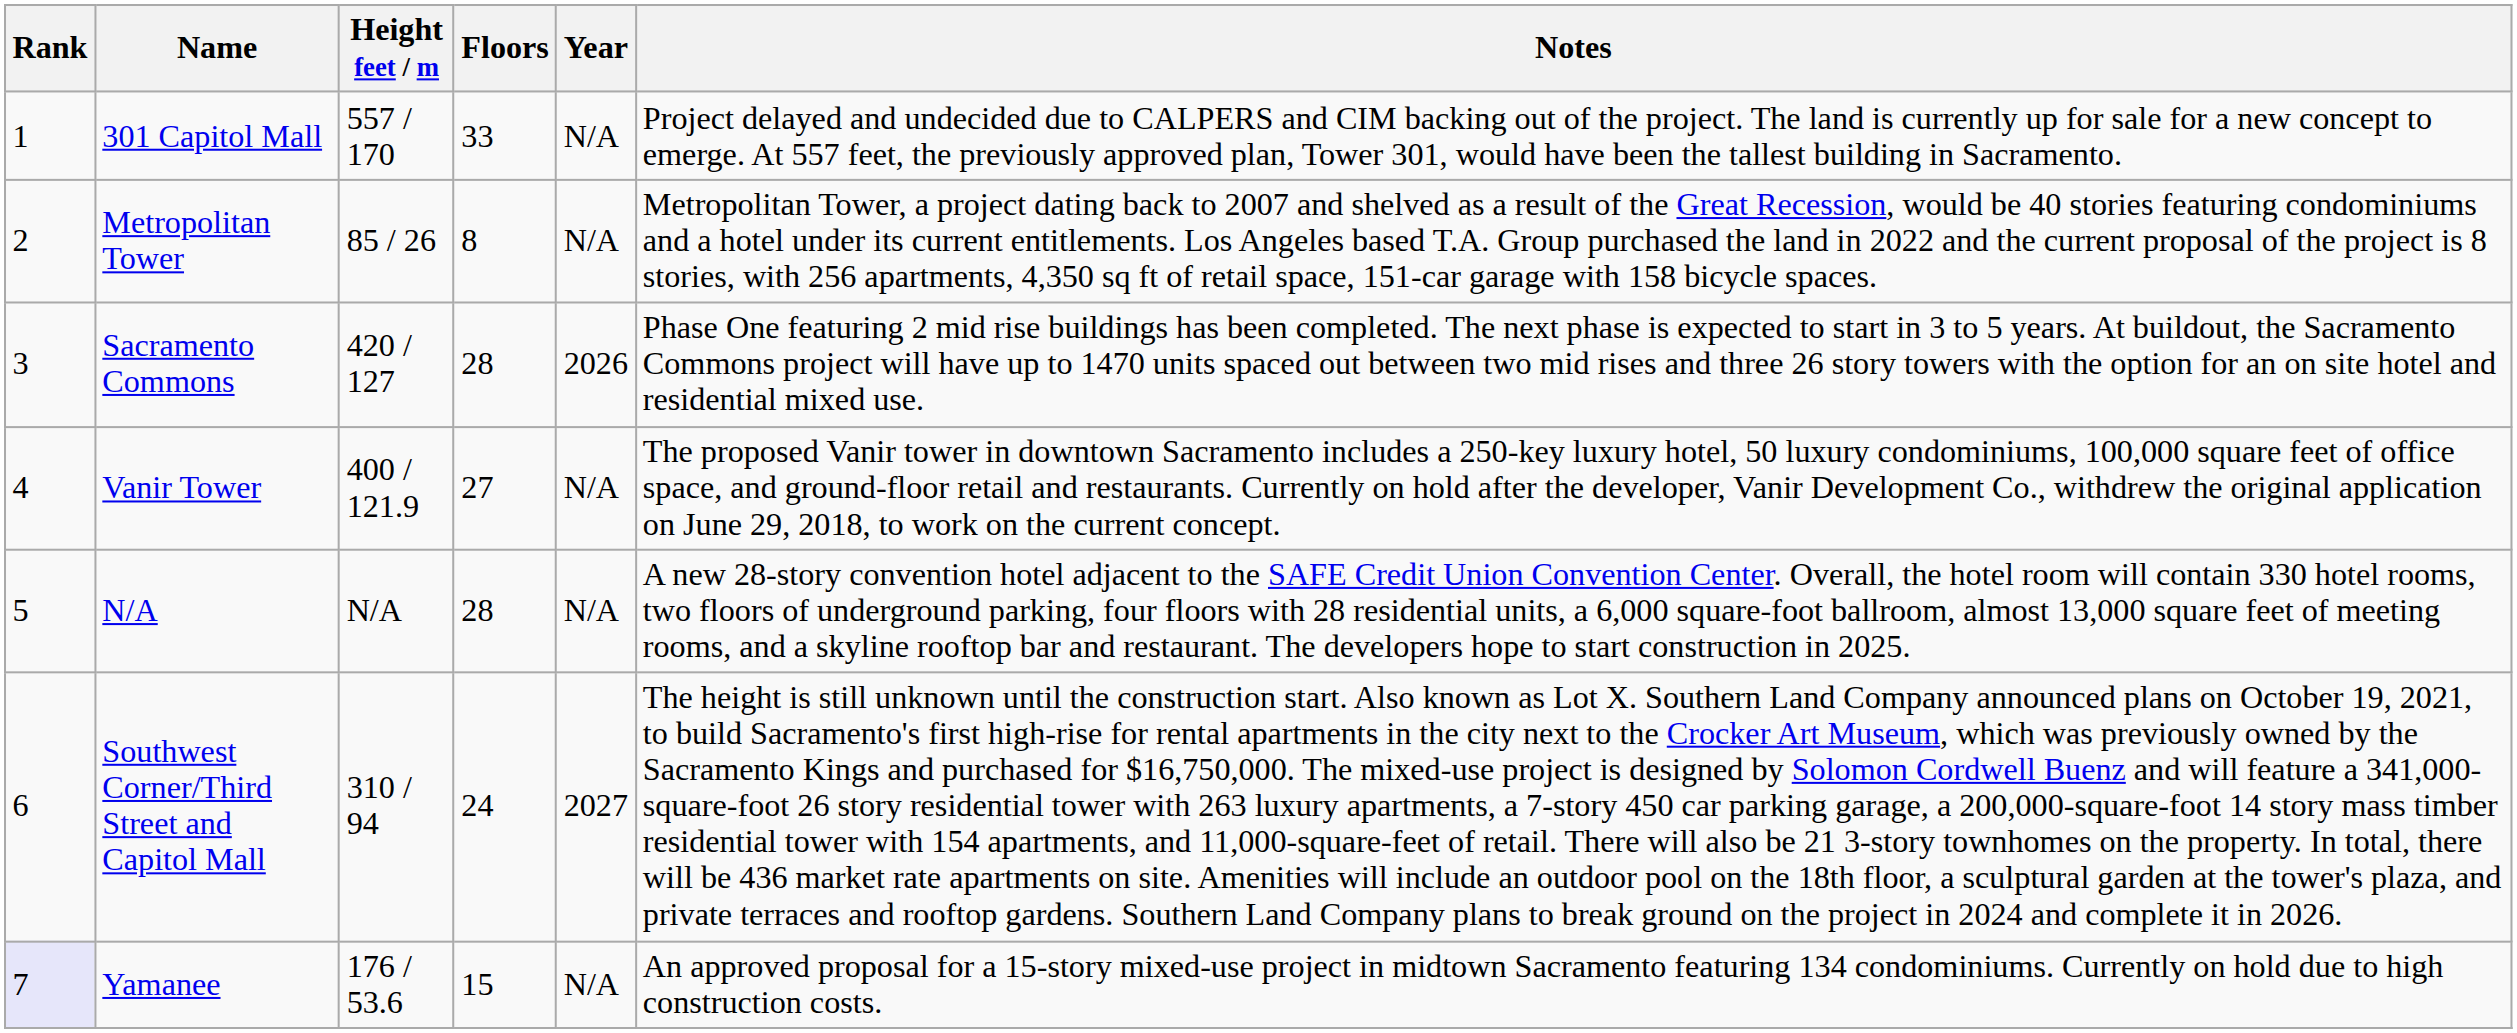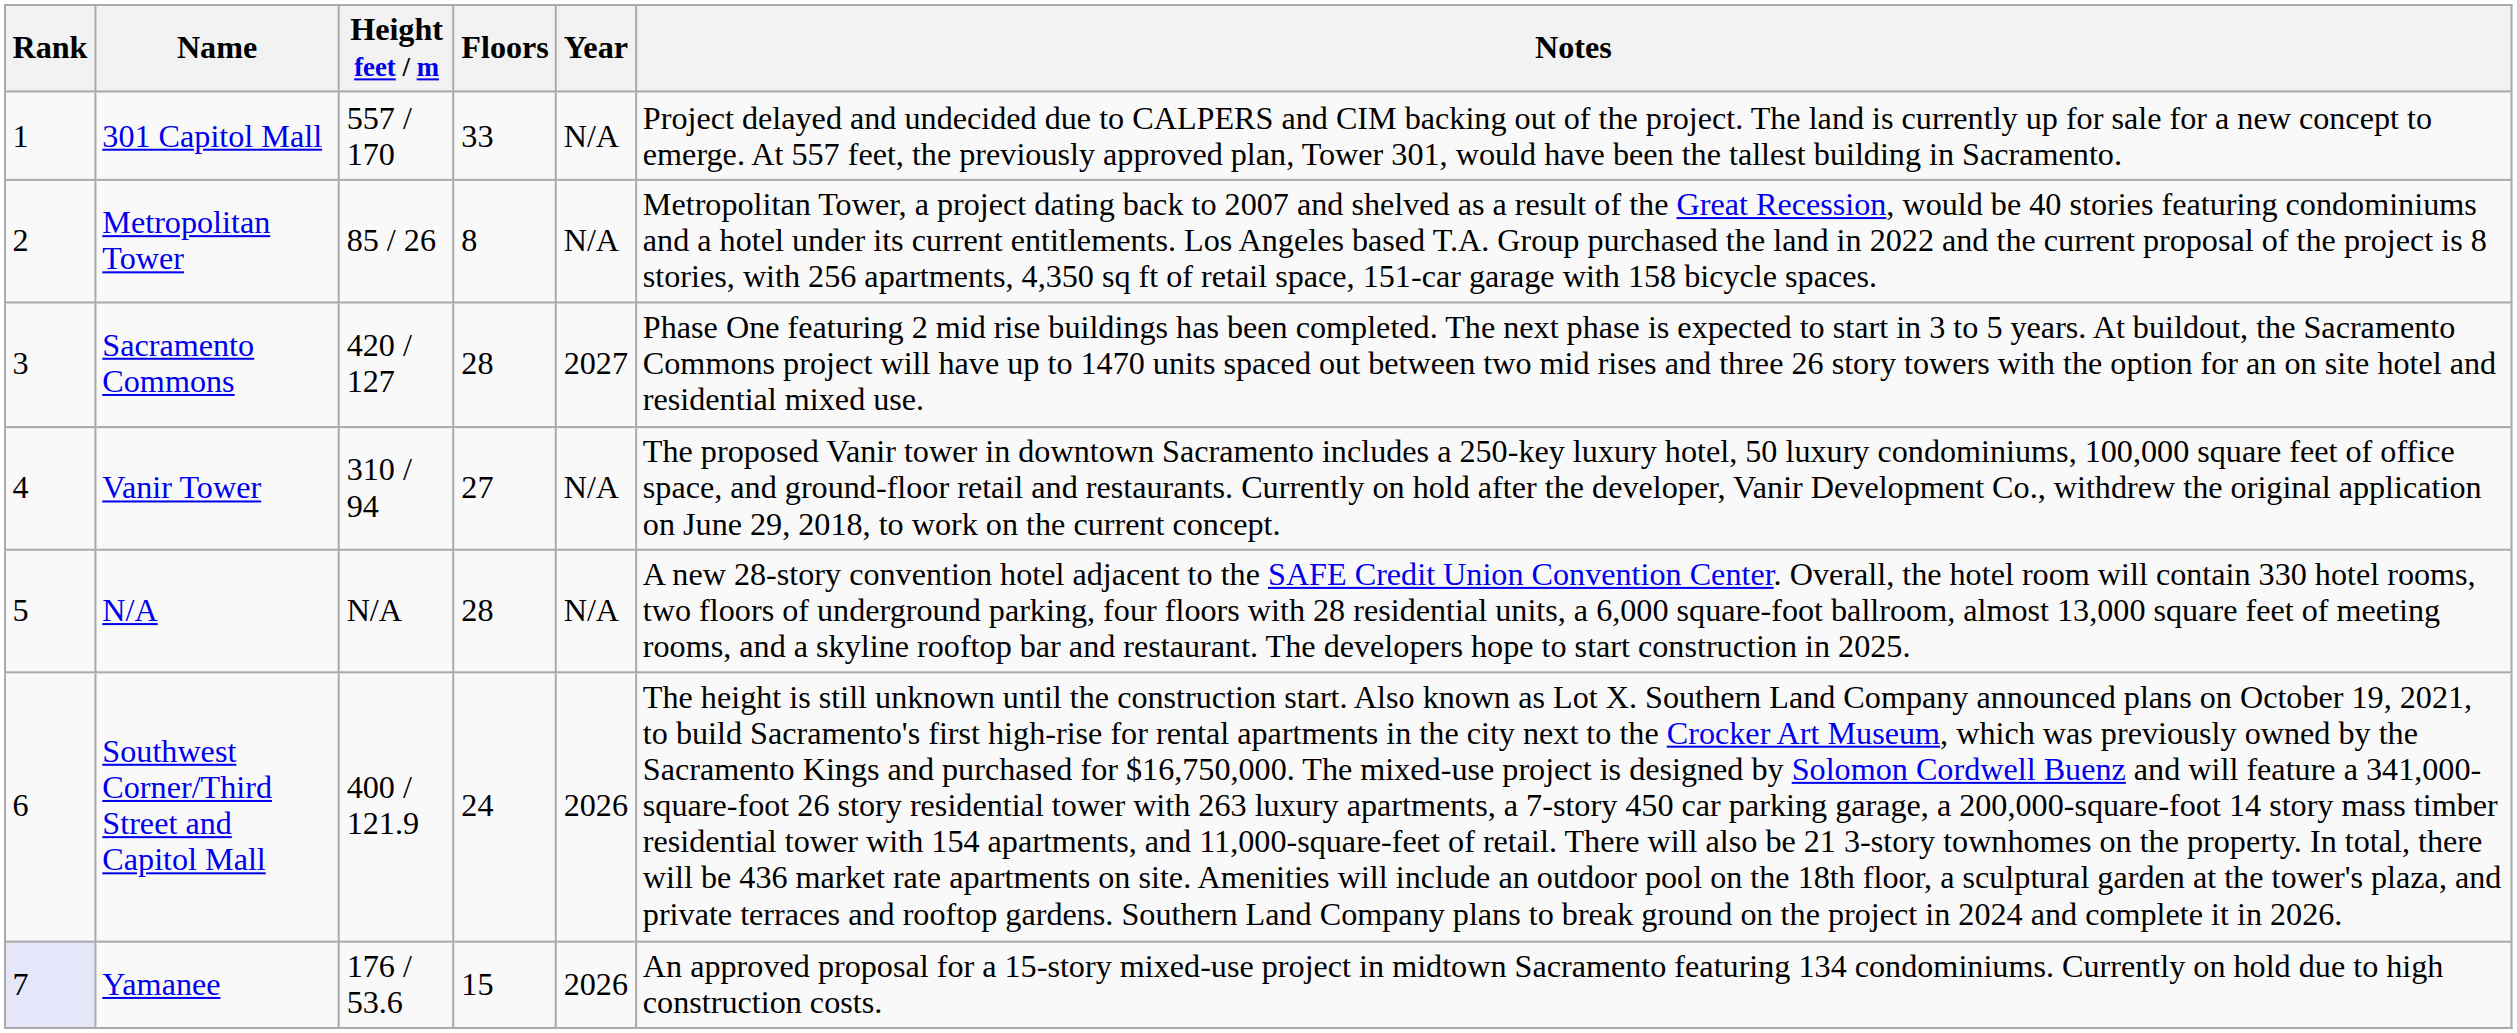(596, 363) 2026 -> (596, 363) 2027
(383, 487) 400 / 121.9 -> (379, 487) 310 / 94
(379, 806) 310 / 94 -> (383, 806) 400 / 121.9
(596, 806) 2027 -> (596, 806) 2026
(591, 983) N/A -> (596, 983) 2026
